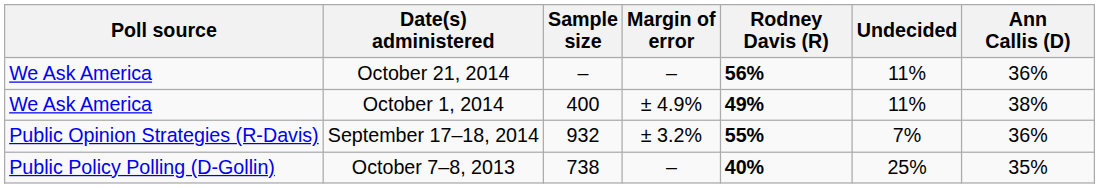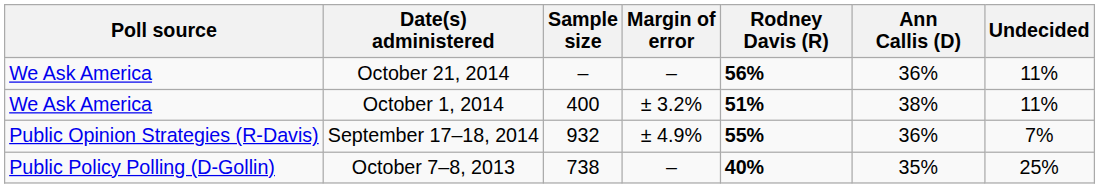columns swapped: (1028, 31) <-> (907, 31)
(671, 104) ± 4.9% -> (671, 104) ± 3.2%
(744, 104) 49% -> (744, 104) 51%
(671, 135) ± 3.2% -> (671, 135) ± 4.9%
